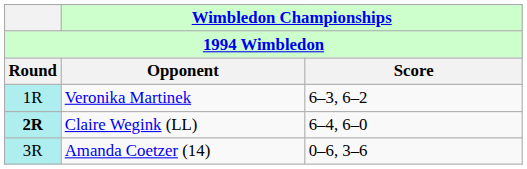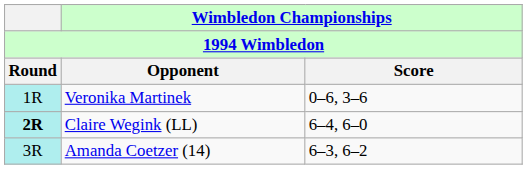(338, 97) 6–3, 6–2 -> (338, 97) 0–6, 3–6
(338, 151) 0–6, 3–6 -> (338, 151) 6–3, 6–2
